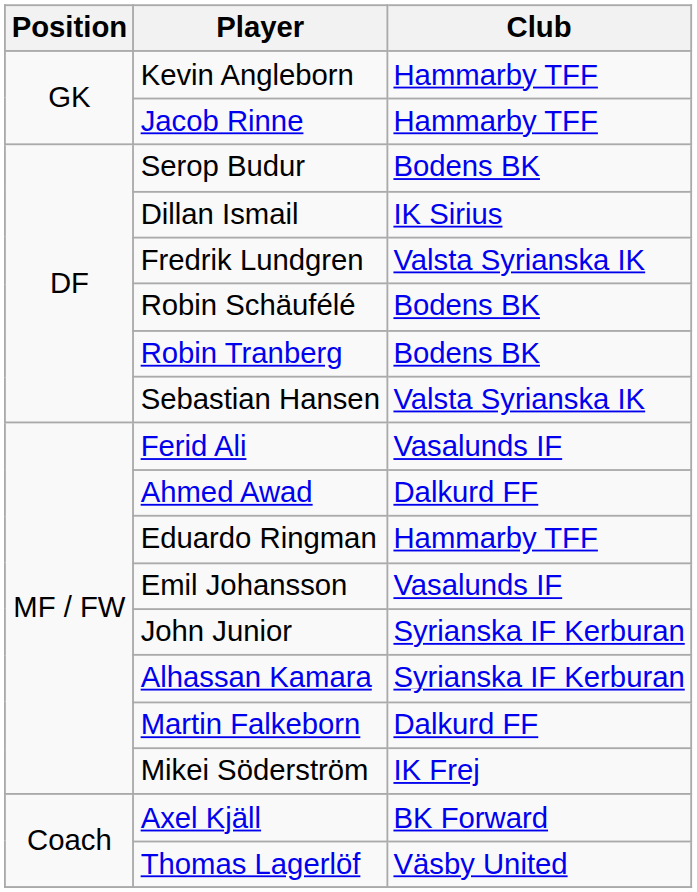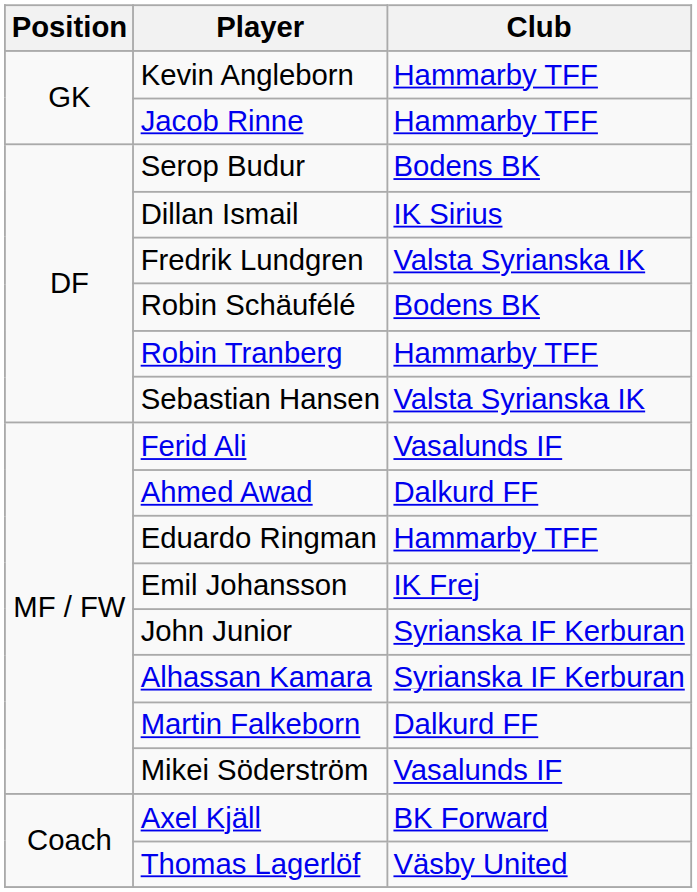(467, 353) Bodens BK -> (496, 353) Hammarby TFF
(478, 585) Vasalunds IF -> (437, 585) IK Frej
(437, 770) IK Frej -> (478, 770) Vasalunds IF
